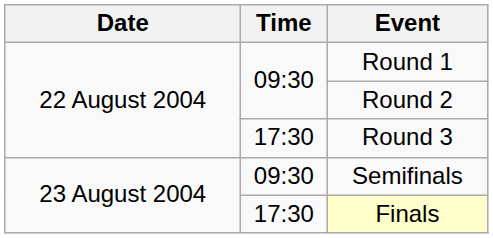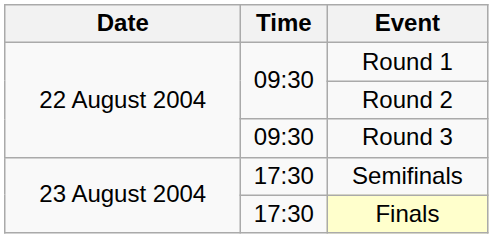(284, 137) 17:30 -> (284, 137) 09:30
(284, 175) 09:30 -> (284, 175) 17:30
